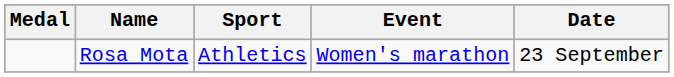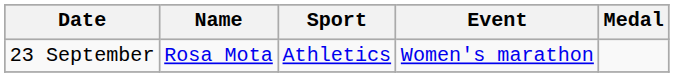columns swapped: (40, 21) <-> (592, 21)
